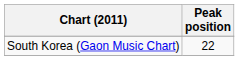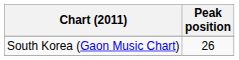(208, 45) 22 -> (208, 45) 26
